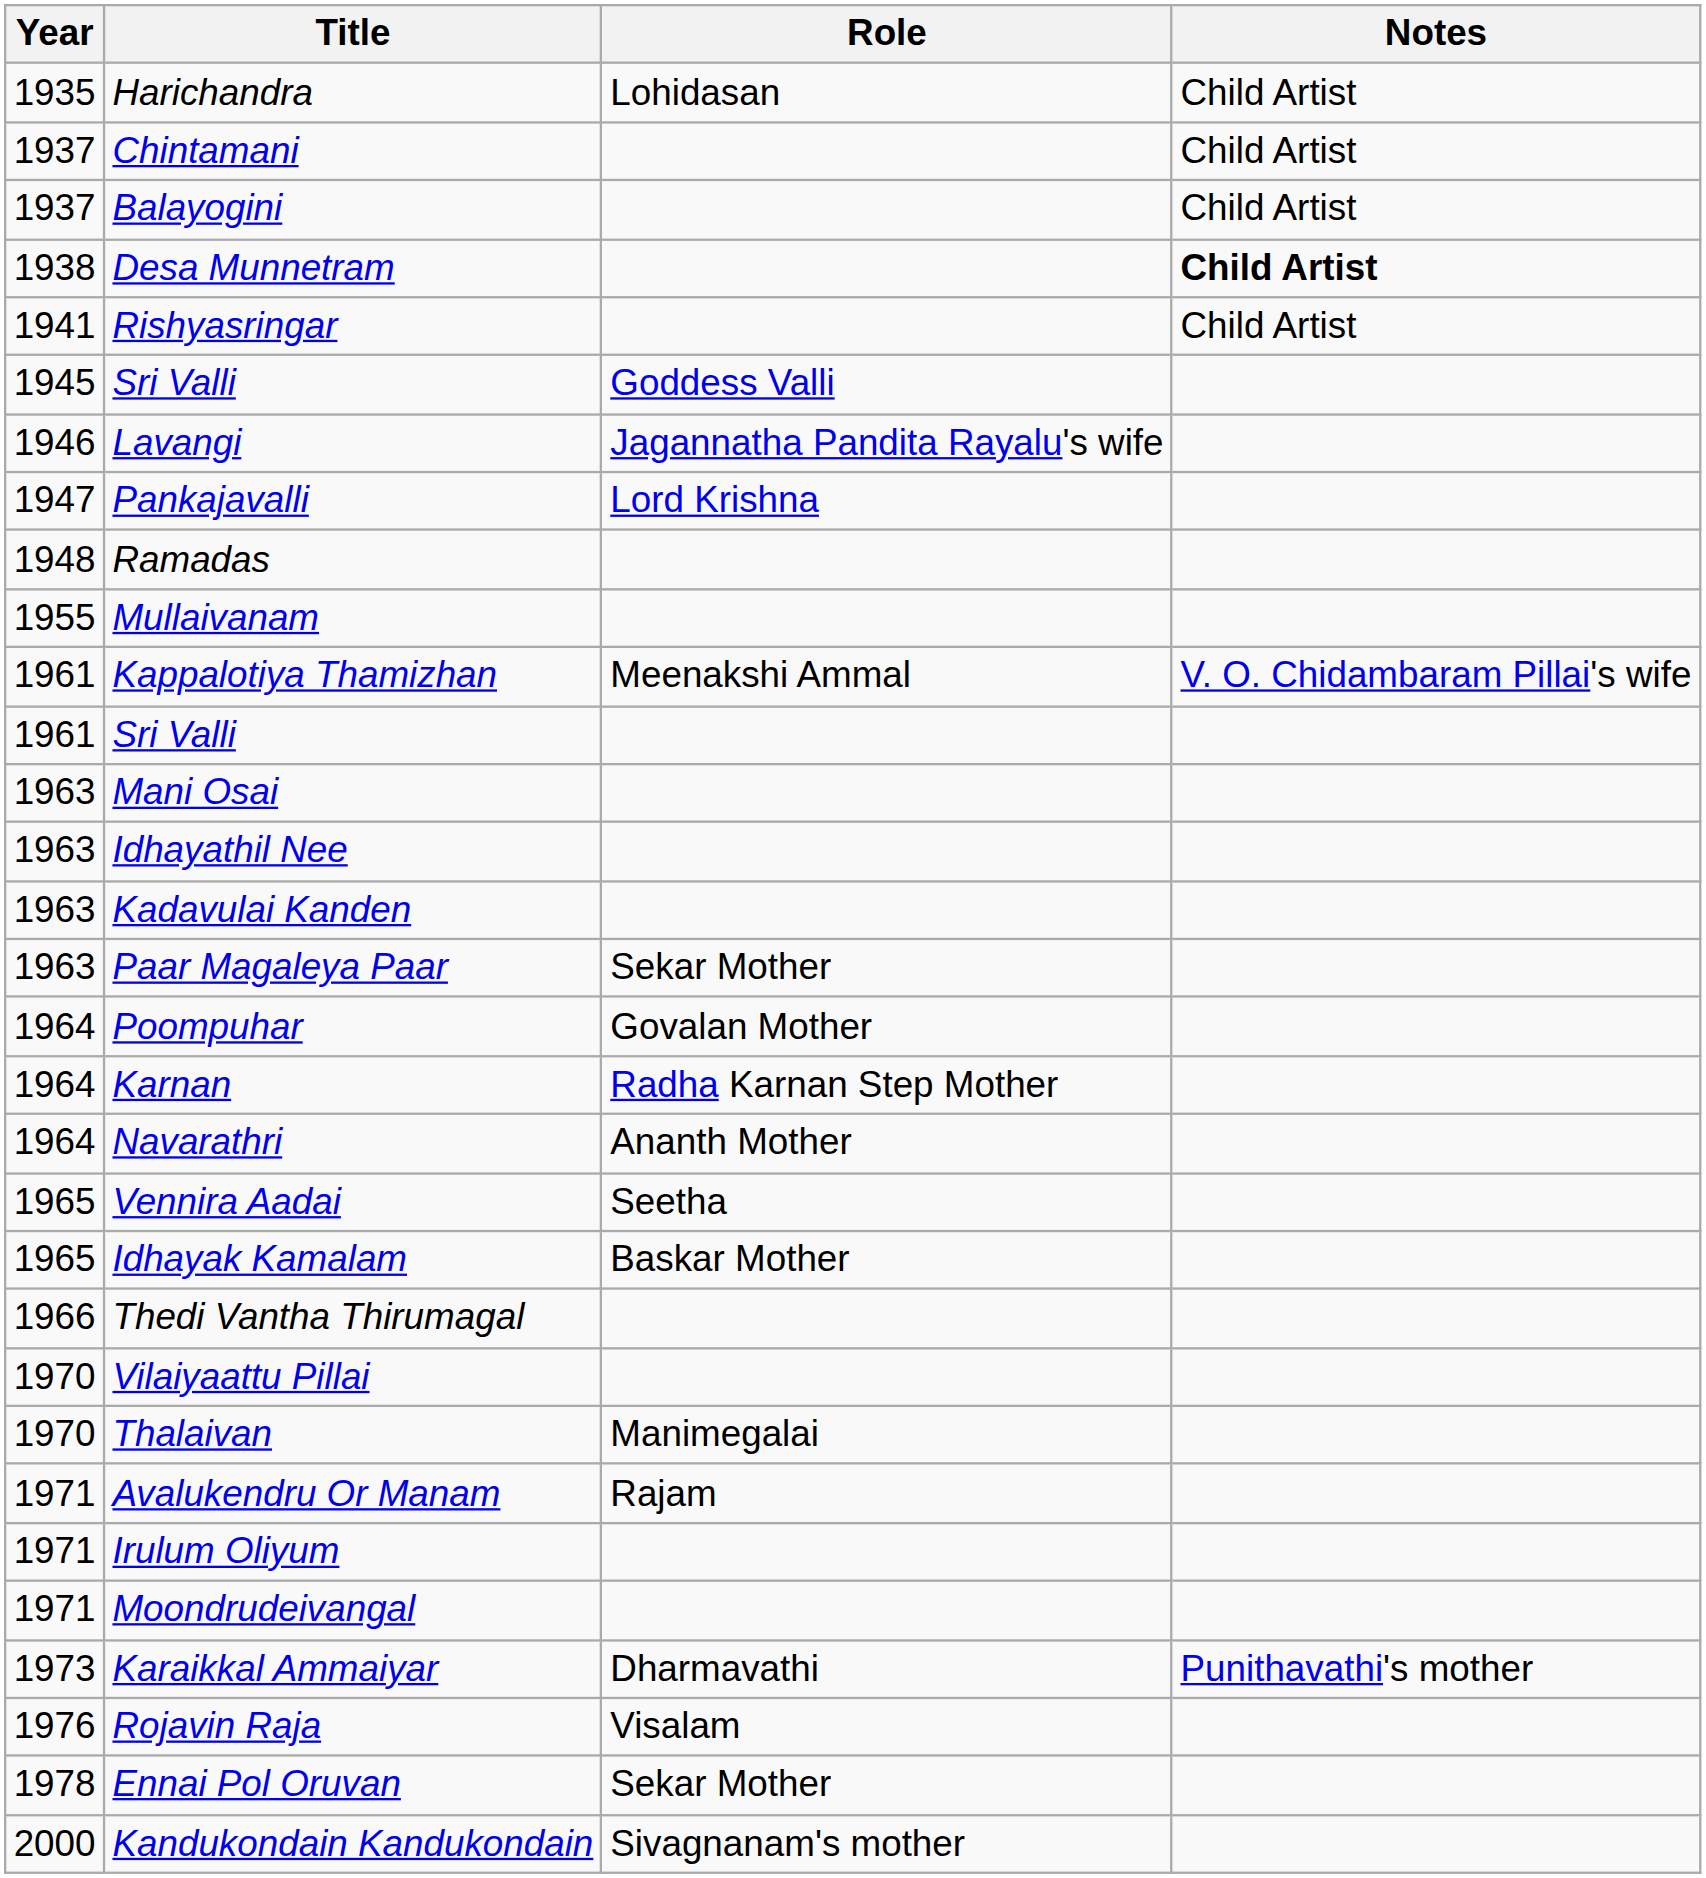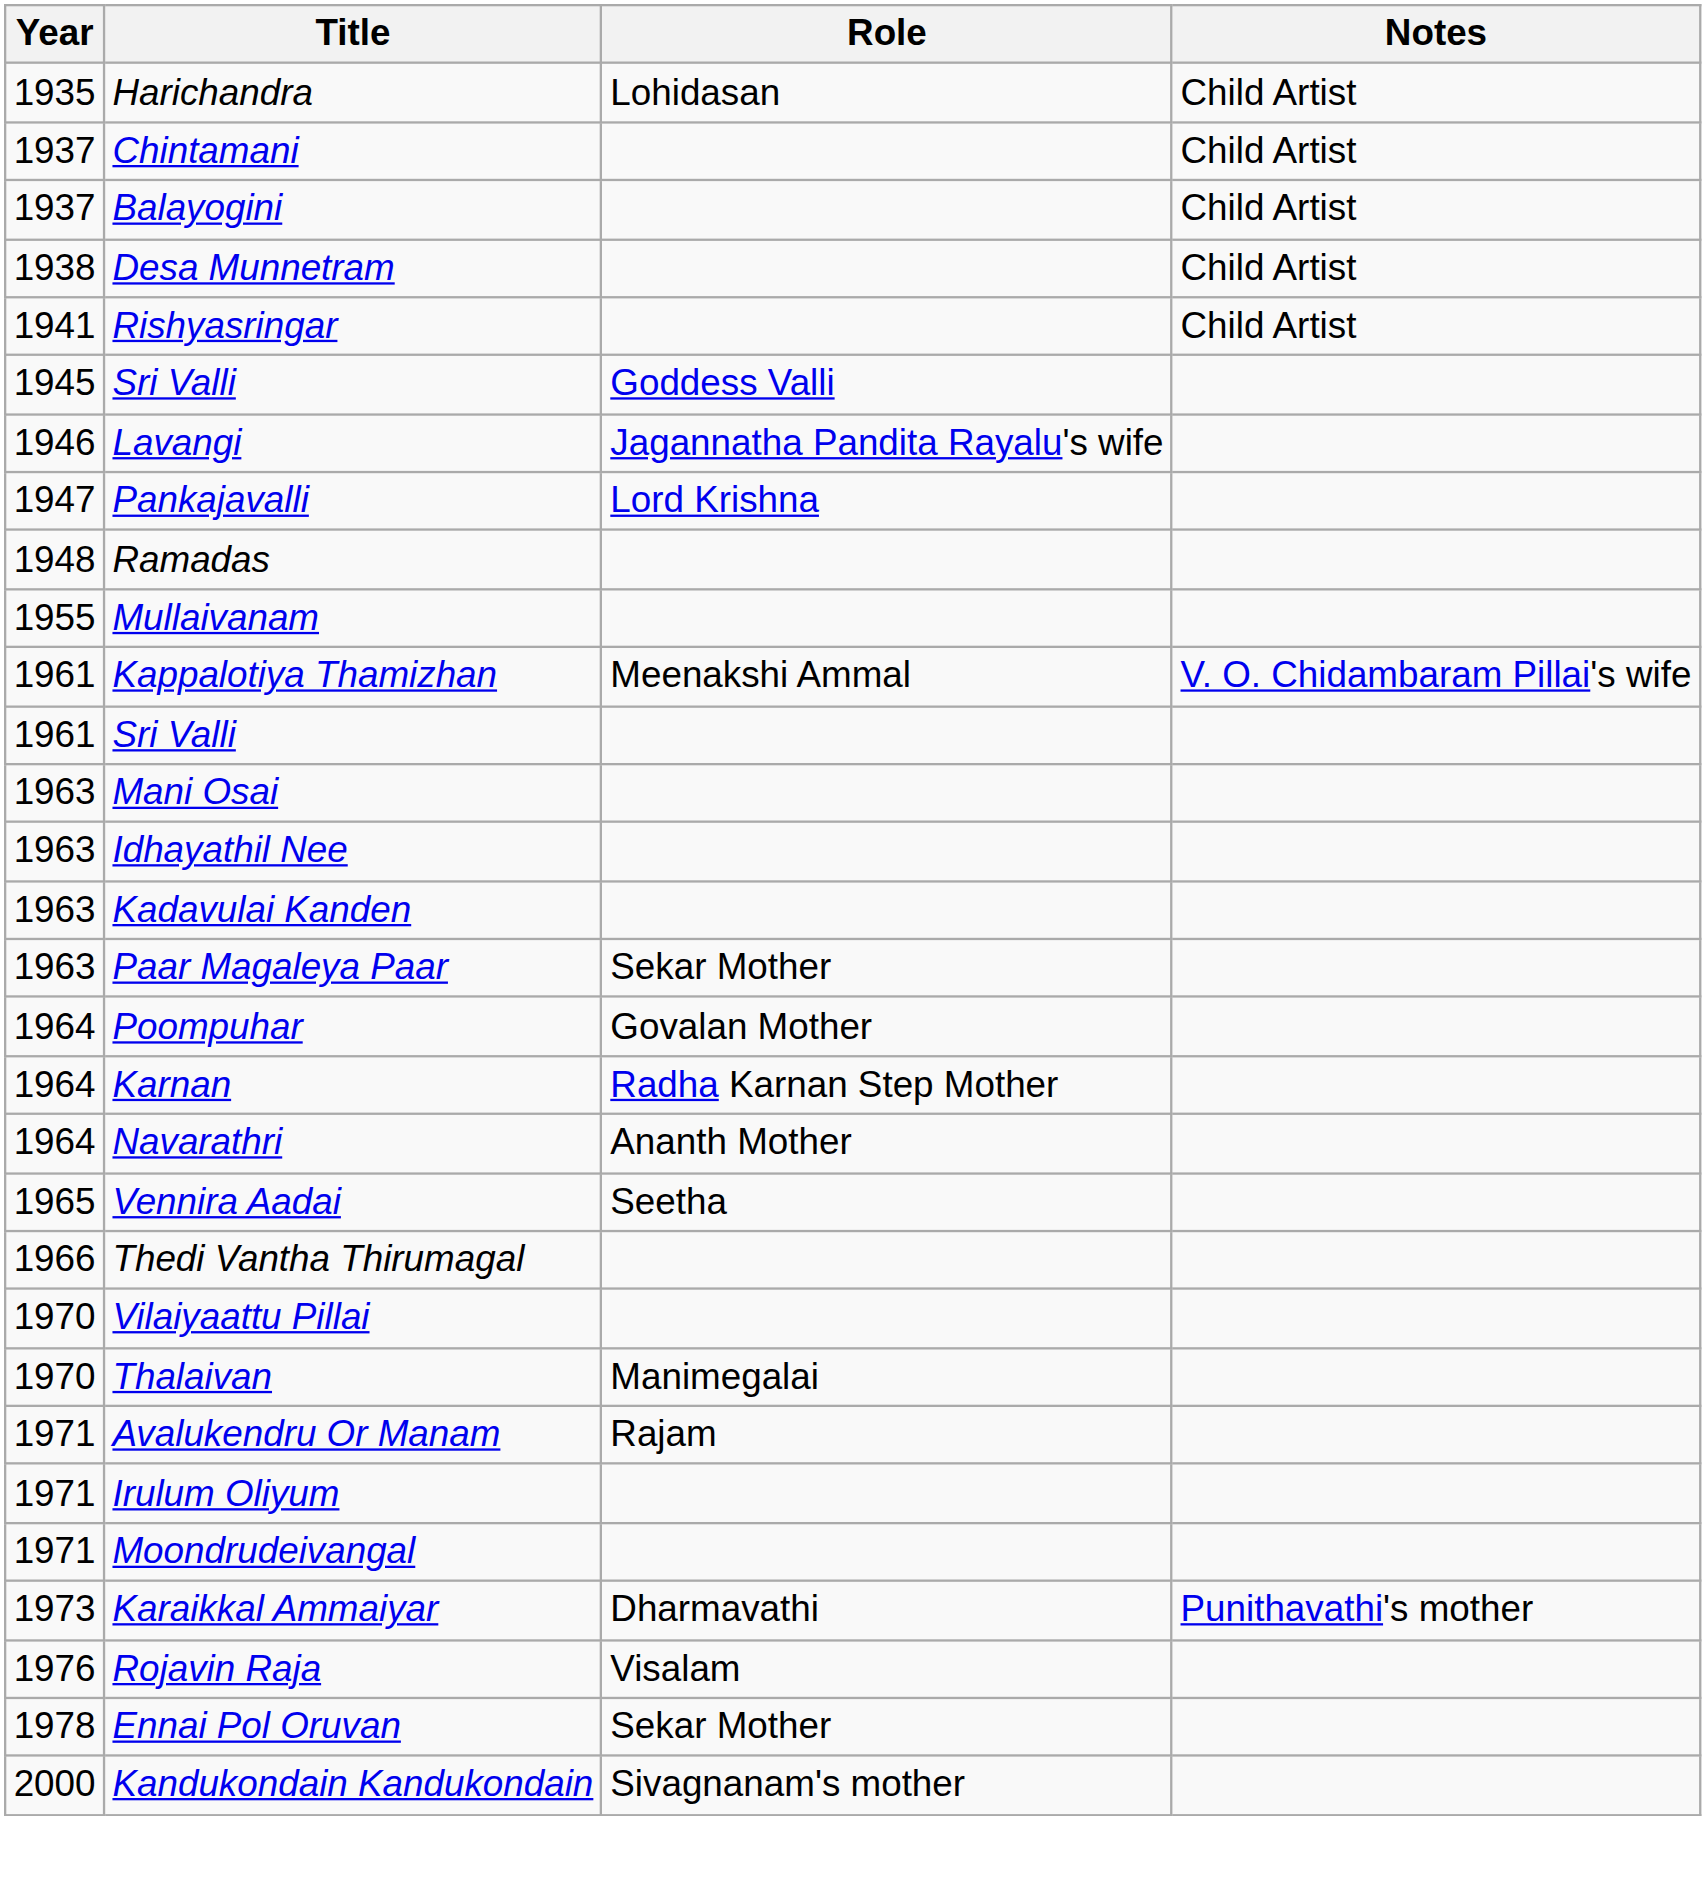(1279, 267) bold -> (1268, 267) normal
- row: (55, 1259)
